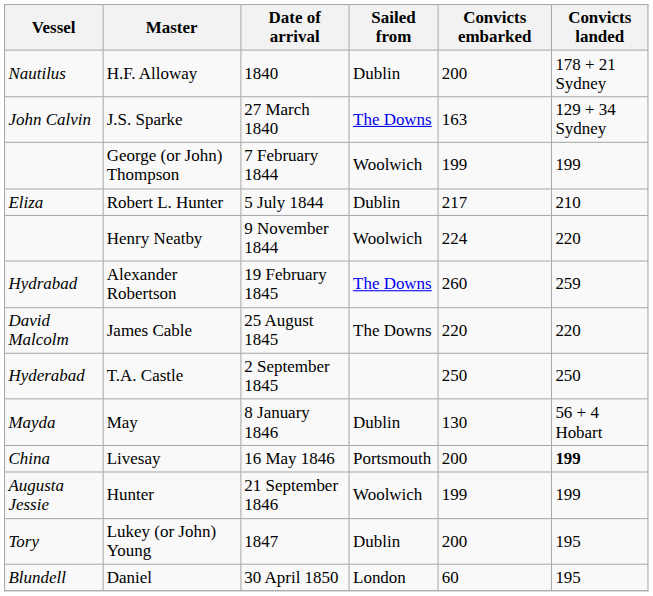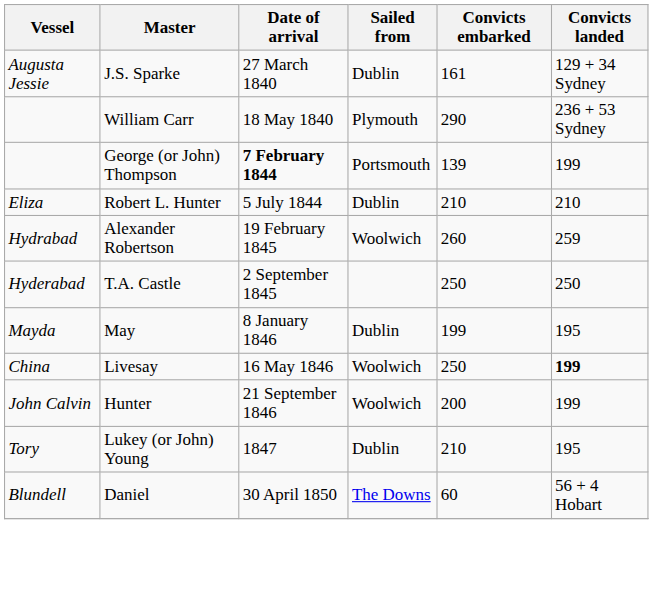- row: (152, 73)
(50, 119) John Calvin -> (36, 73) Augusta Jessie
(392, 119) The Downs -> (376, 73) Dublin
(455, 119) 163 -> (454, 73) 161
+ row: (149, 119)
(281, 165) normal -> (284, 165) bold
(388, 165) Woolwich -> (391, 165) Portsmouth
(455, 165) 199 -> (454, 165) 139
(455, 201) 217 -> (454, 201) 210
- row: (155, 238)
(392, 284) The Downs -> (387, 238) Woolwich
- row: (149, 330)
(455, 422) 130 -> (454, 330) 199
(579, 422) 56 + 4 Hobart -> (568, 330) 195
(392, 458) Portsmouth -> (387, 366) Woolwich
(455, 458) 200 -> (454, 366) 250
(36, 495) Augusta Jessie -> (50, 403) John Calvin
(455, 495) 199 -> (454, 403) 200
(455, 541) 200 -> (454, 449) 210
(379, 577) London -> (391, 495) The Downs
(568, 577) 195 -> (579, 495) 56 + 4 Hobart
